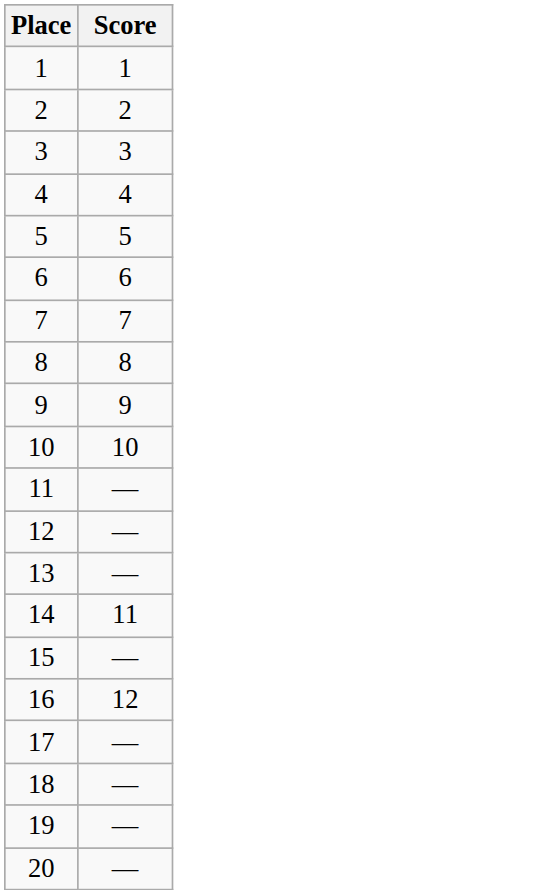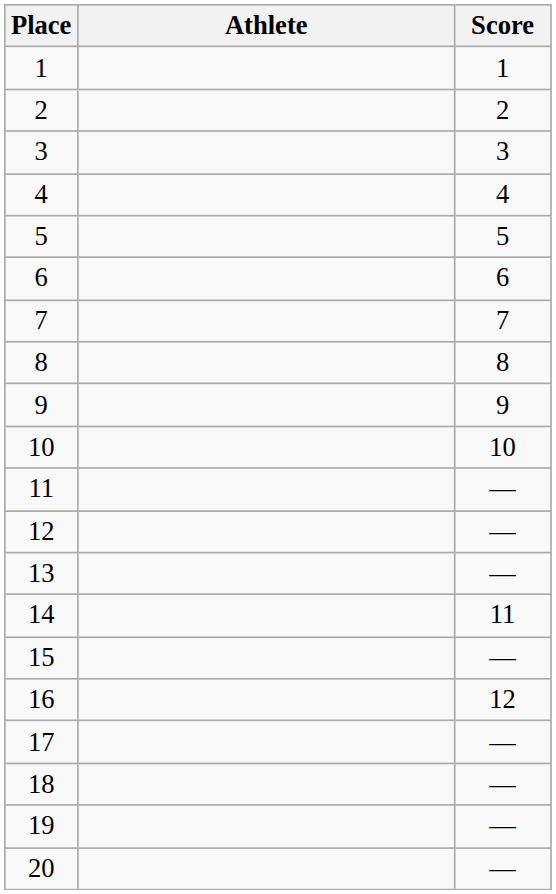+ column: (266, 25)
